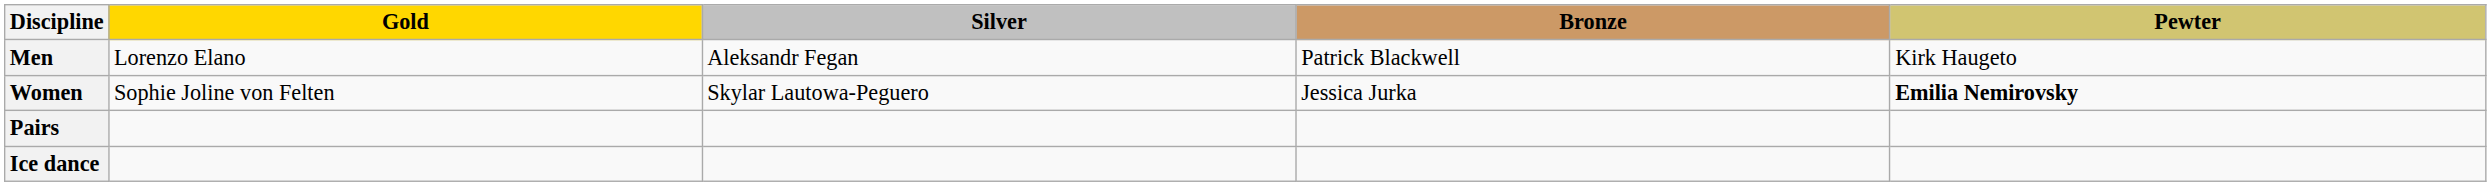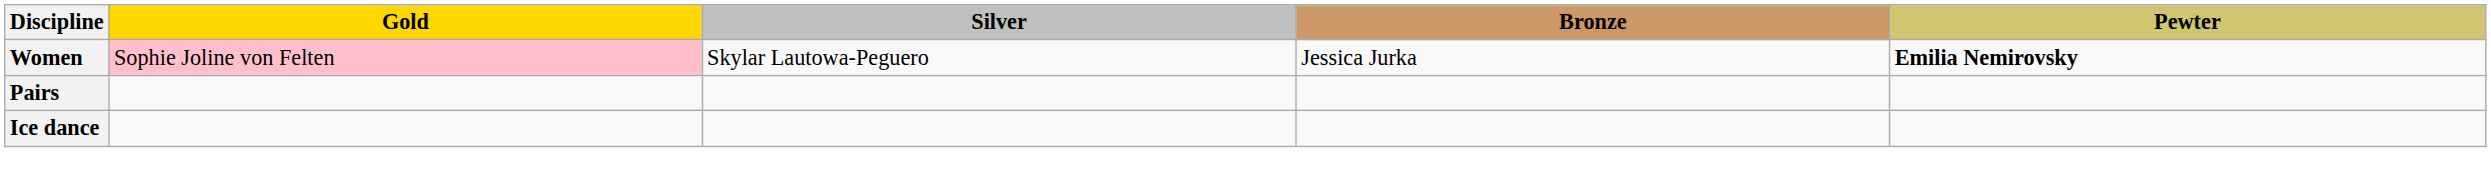- row: (31, 57)
(224, 92) no background -> (224, 57) pink background
